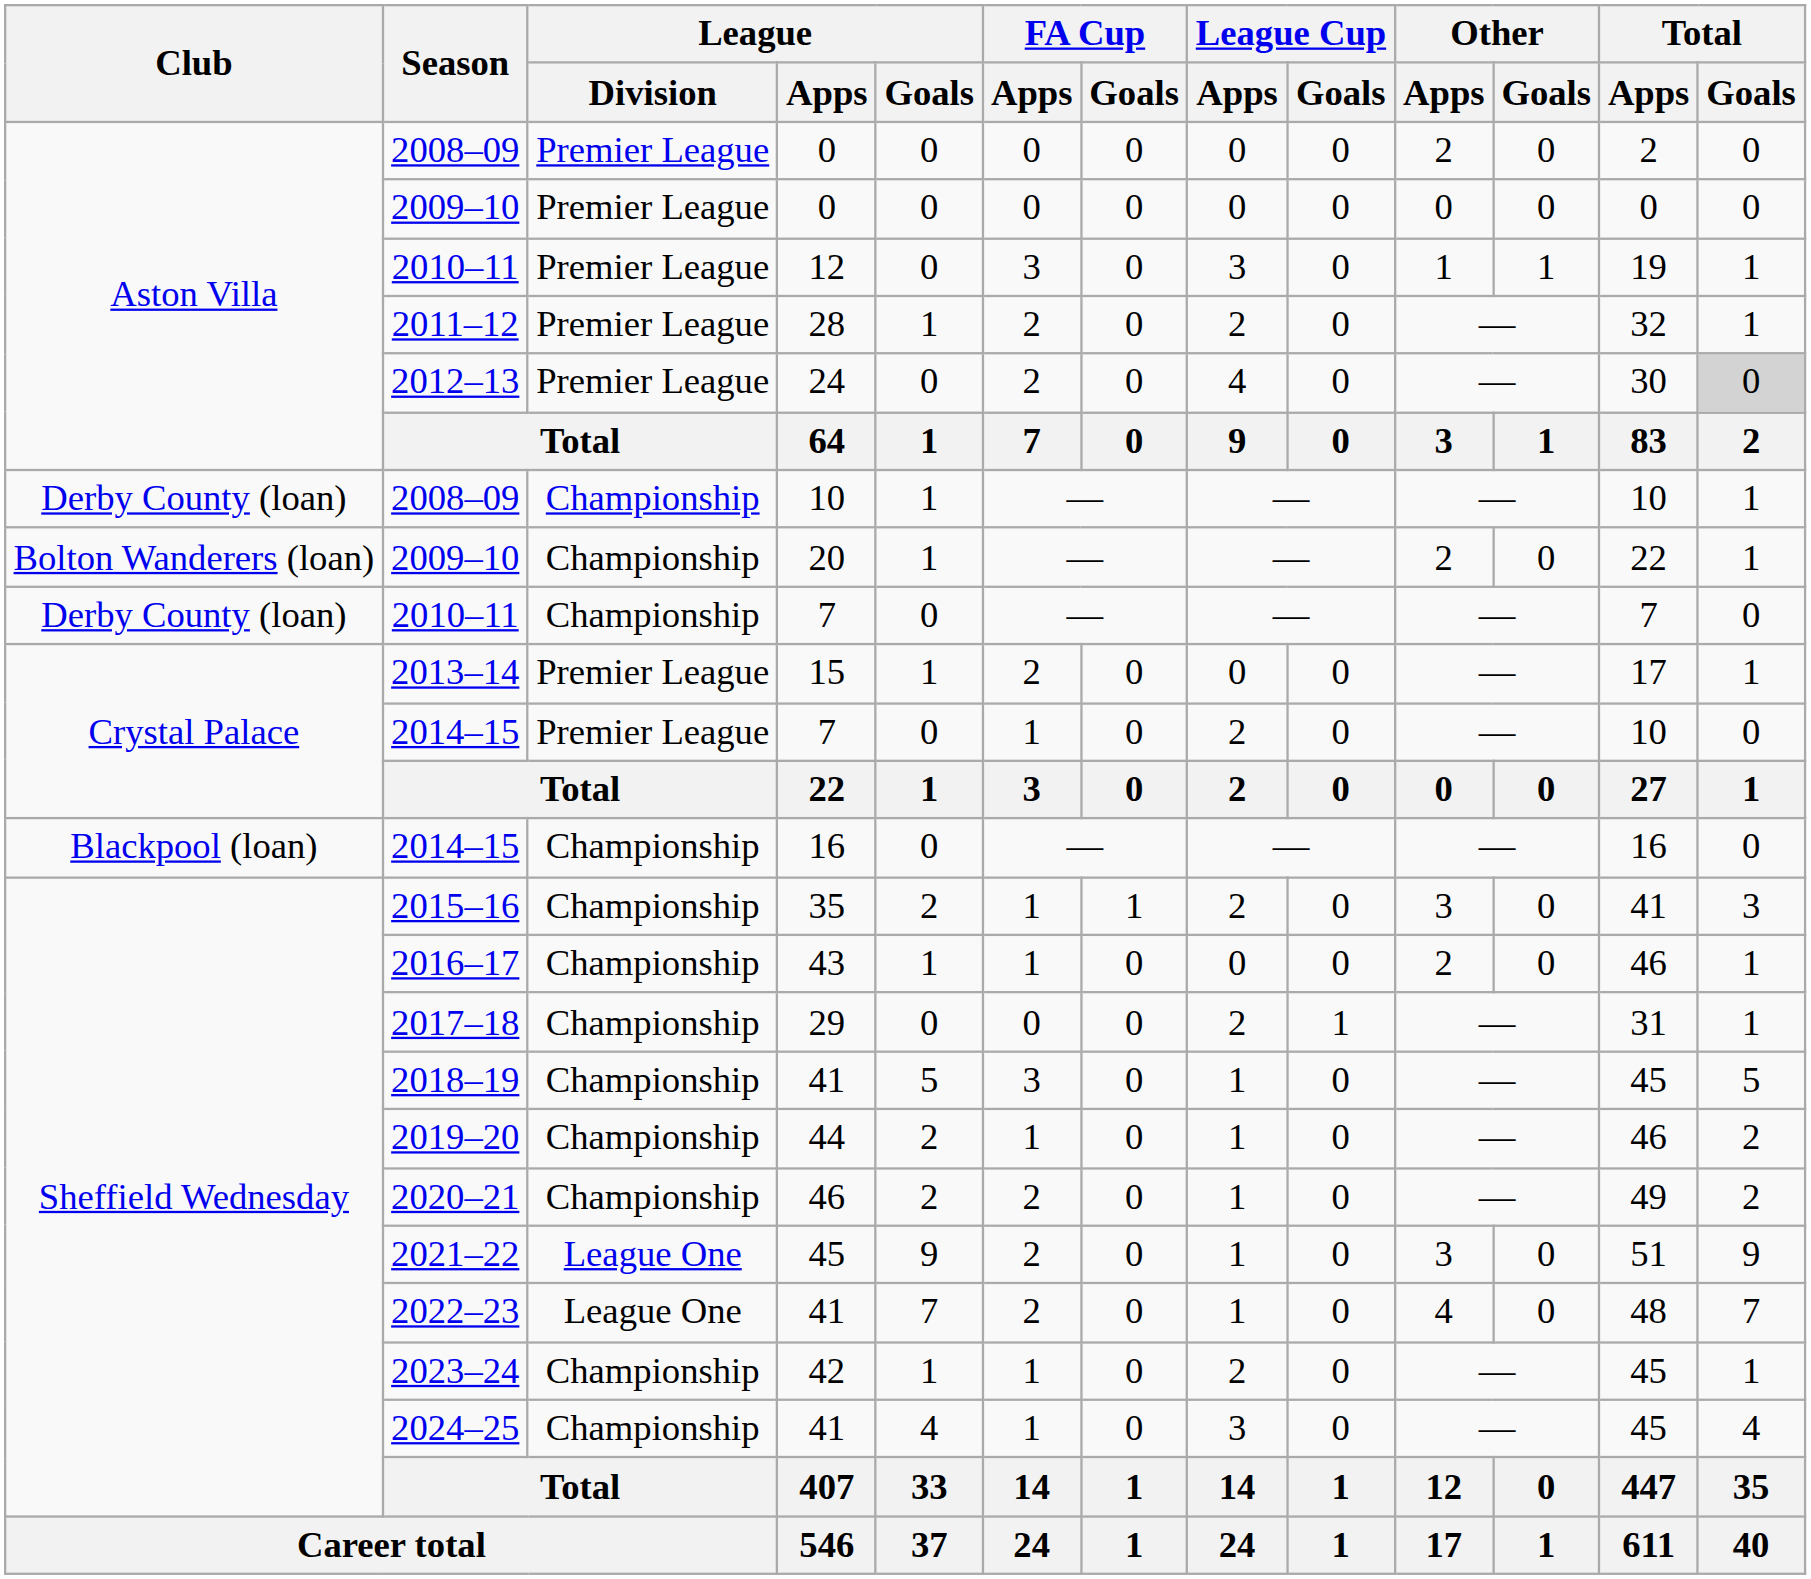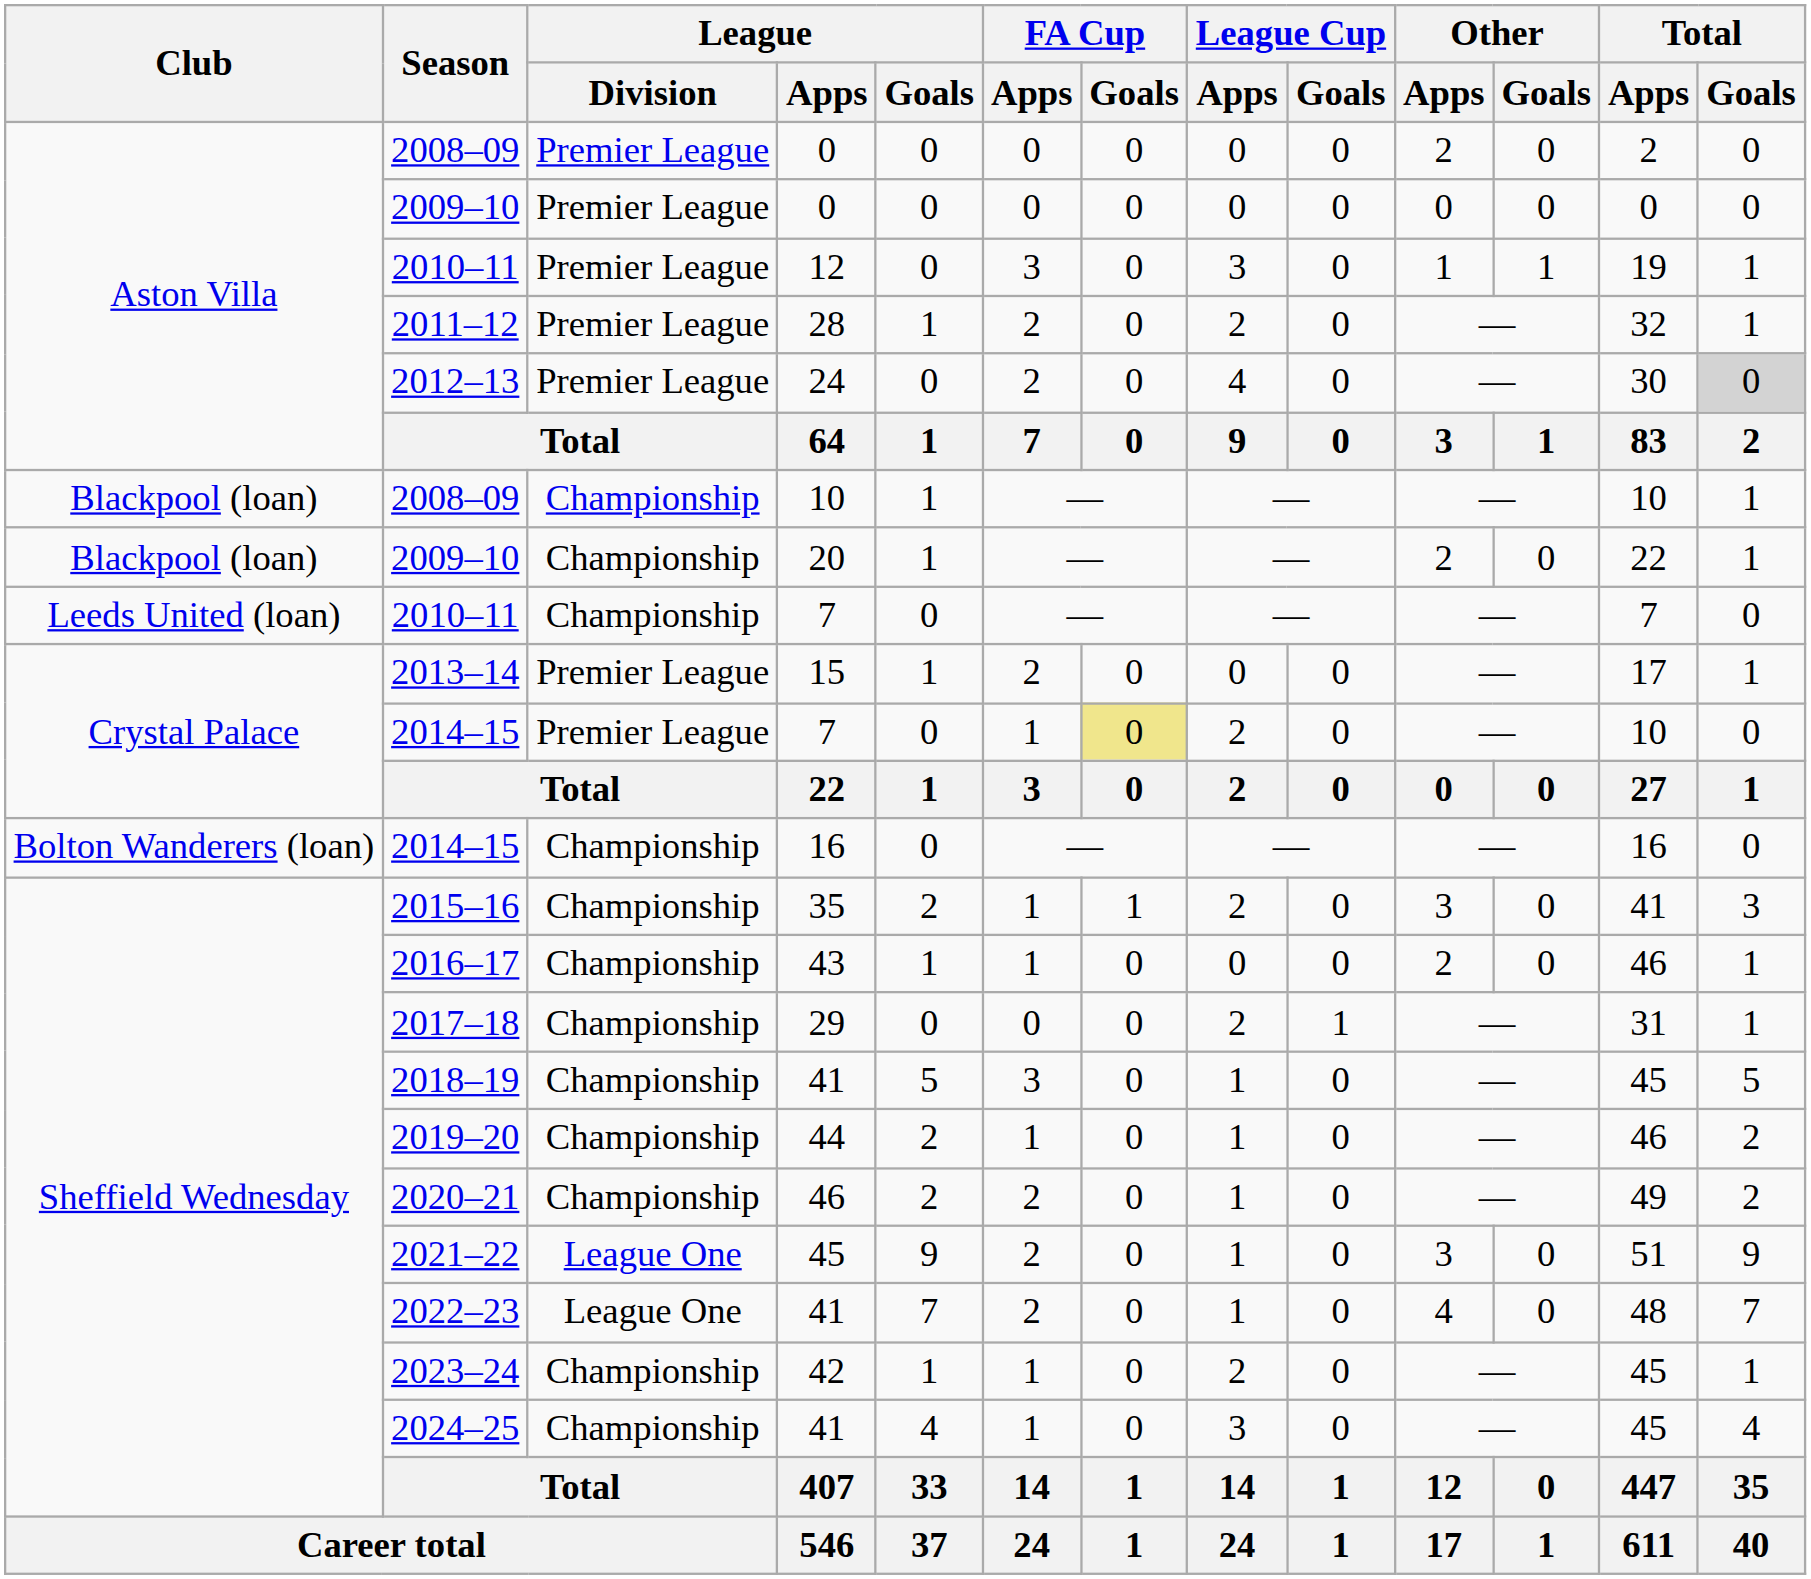(194, 498) Derby County (loan) -> (194, 498) Blackpool (loan)
(194, 556) Bolton Wanderers (loan) -> (194, 556) Blackpool (loan)
(194, 614) Derby County (loan) -> (194, 614) Leeds United (loan)
(1134, 730) no background -> (1134, 730) khaki background
(194, 847) Blackpool (loan) -> (194, 847) Bolton Wanderers (loan)
